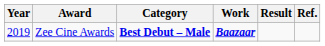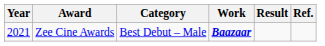(19, 31) 2019 -> (19, 31) 2021
(165, 31) bold -> (163, 31) normal
